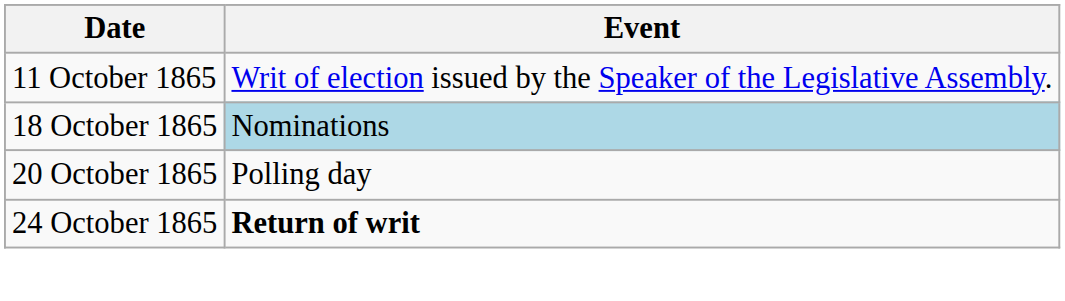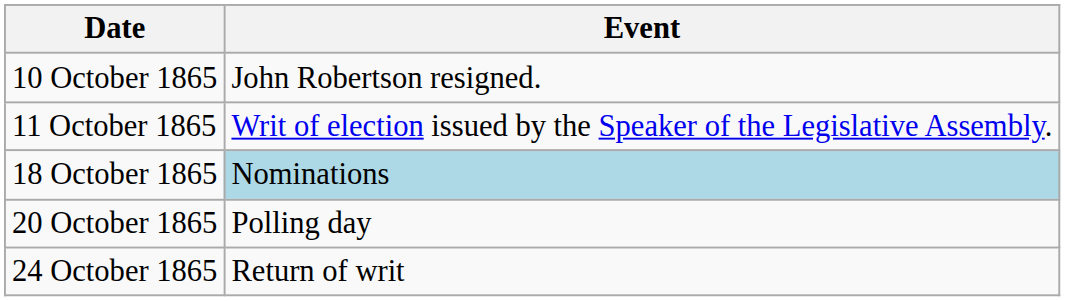+ row: (115, 77)
(326, 222) bold -> (318, 271) normal
